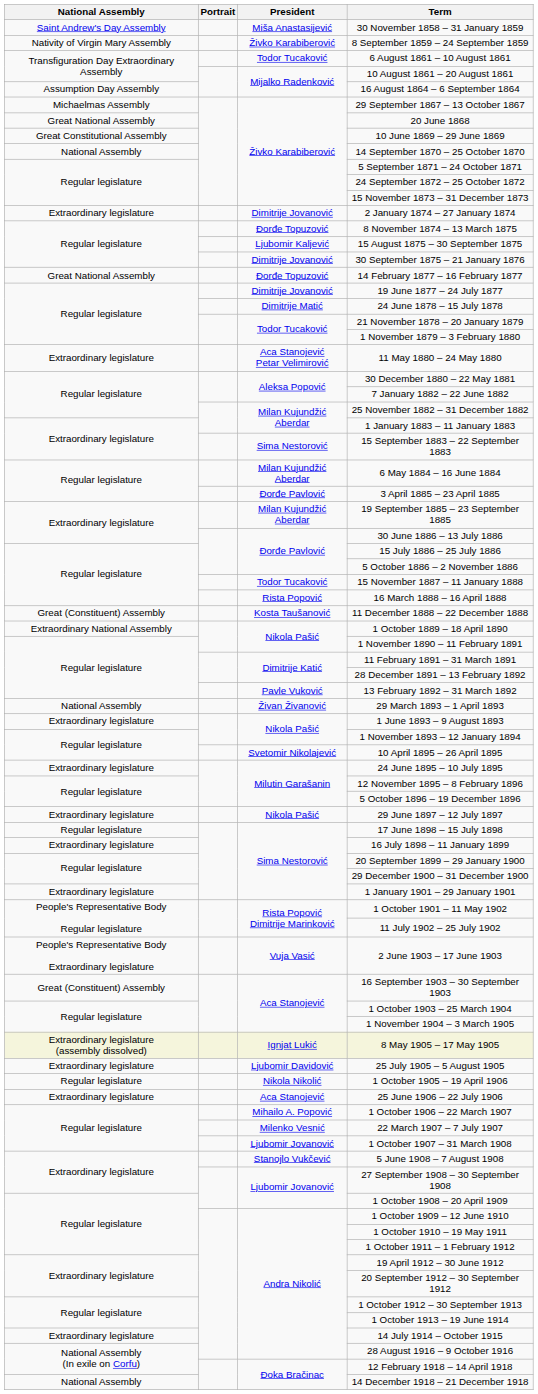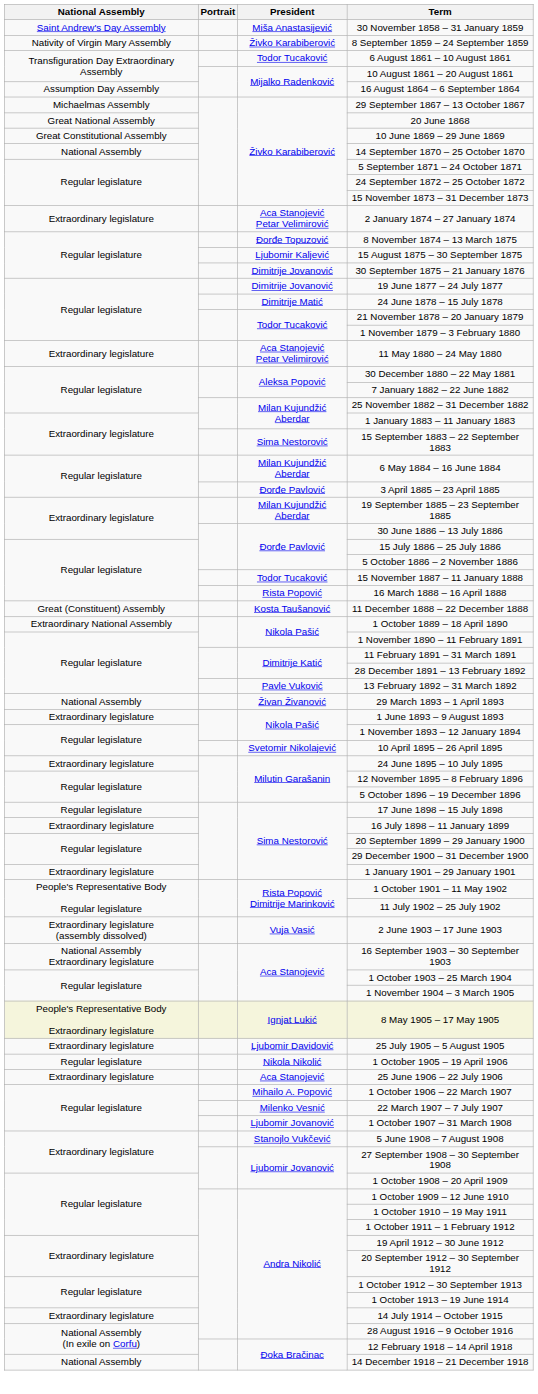(292, 213) Dimitrije Jovanović -> (292, 218) Aca Stanojević Petar Velimirović
- row: (440, 275)
- row: (440, 814)
(101, 955) People's Representative Body Extraordinary legislature -> (101, 930) Extraordinary legislature (assembly dissolved)
(101, 987) Great (Constituent) Assembly -> (101, 956) National Assembly Extraordinary legislature
(101, 1045) Extraordinary legislature (assembly dissolved) -> (101, 1019) People's Representative Body Extraordinary legislature
